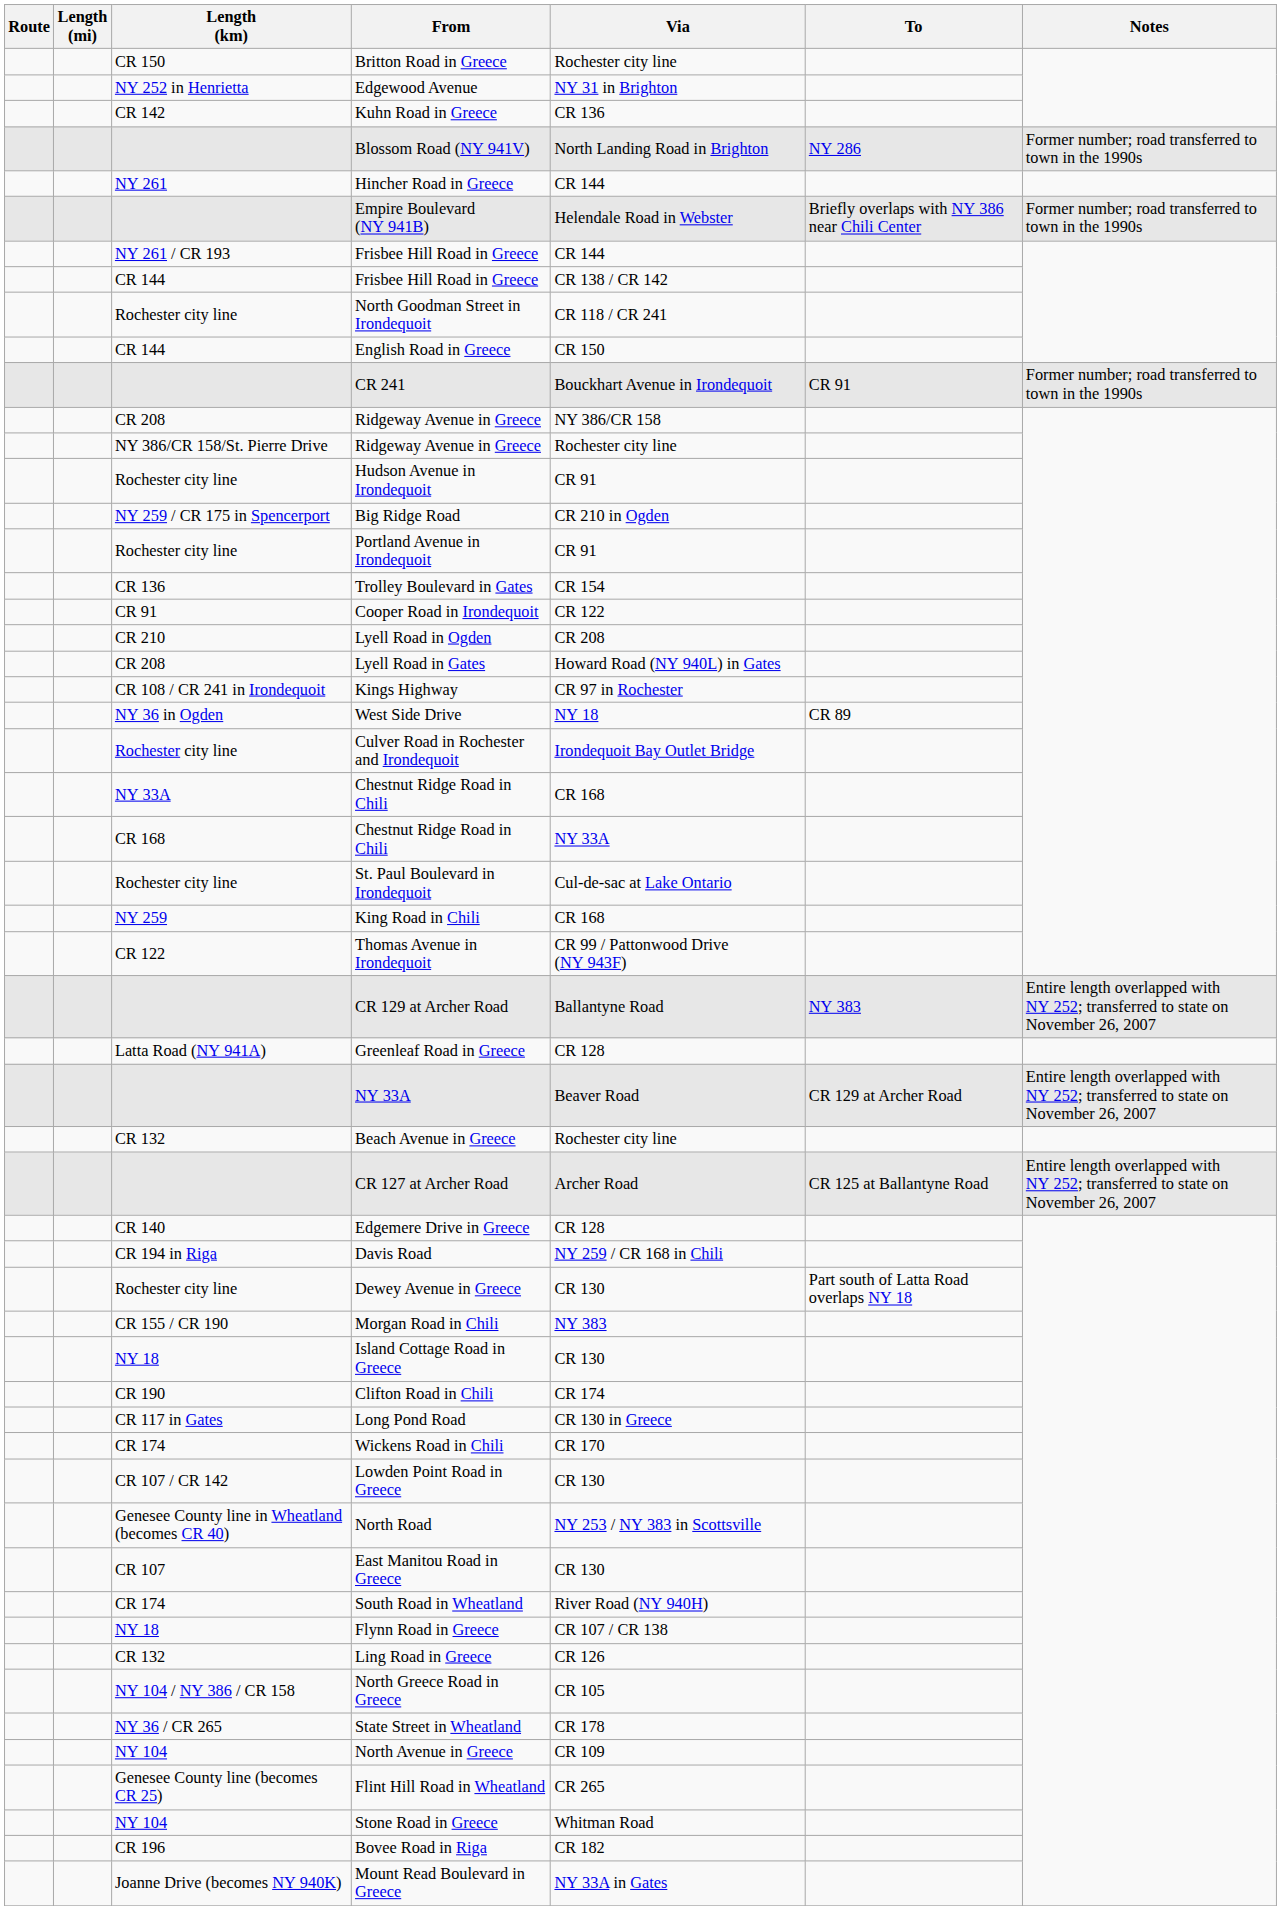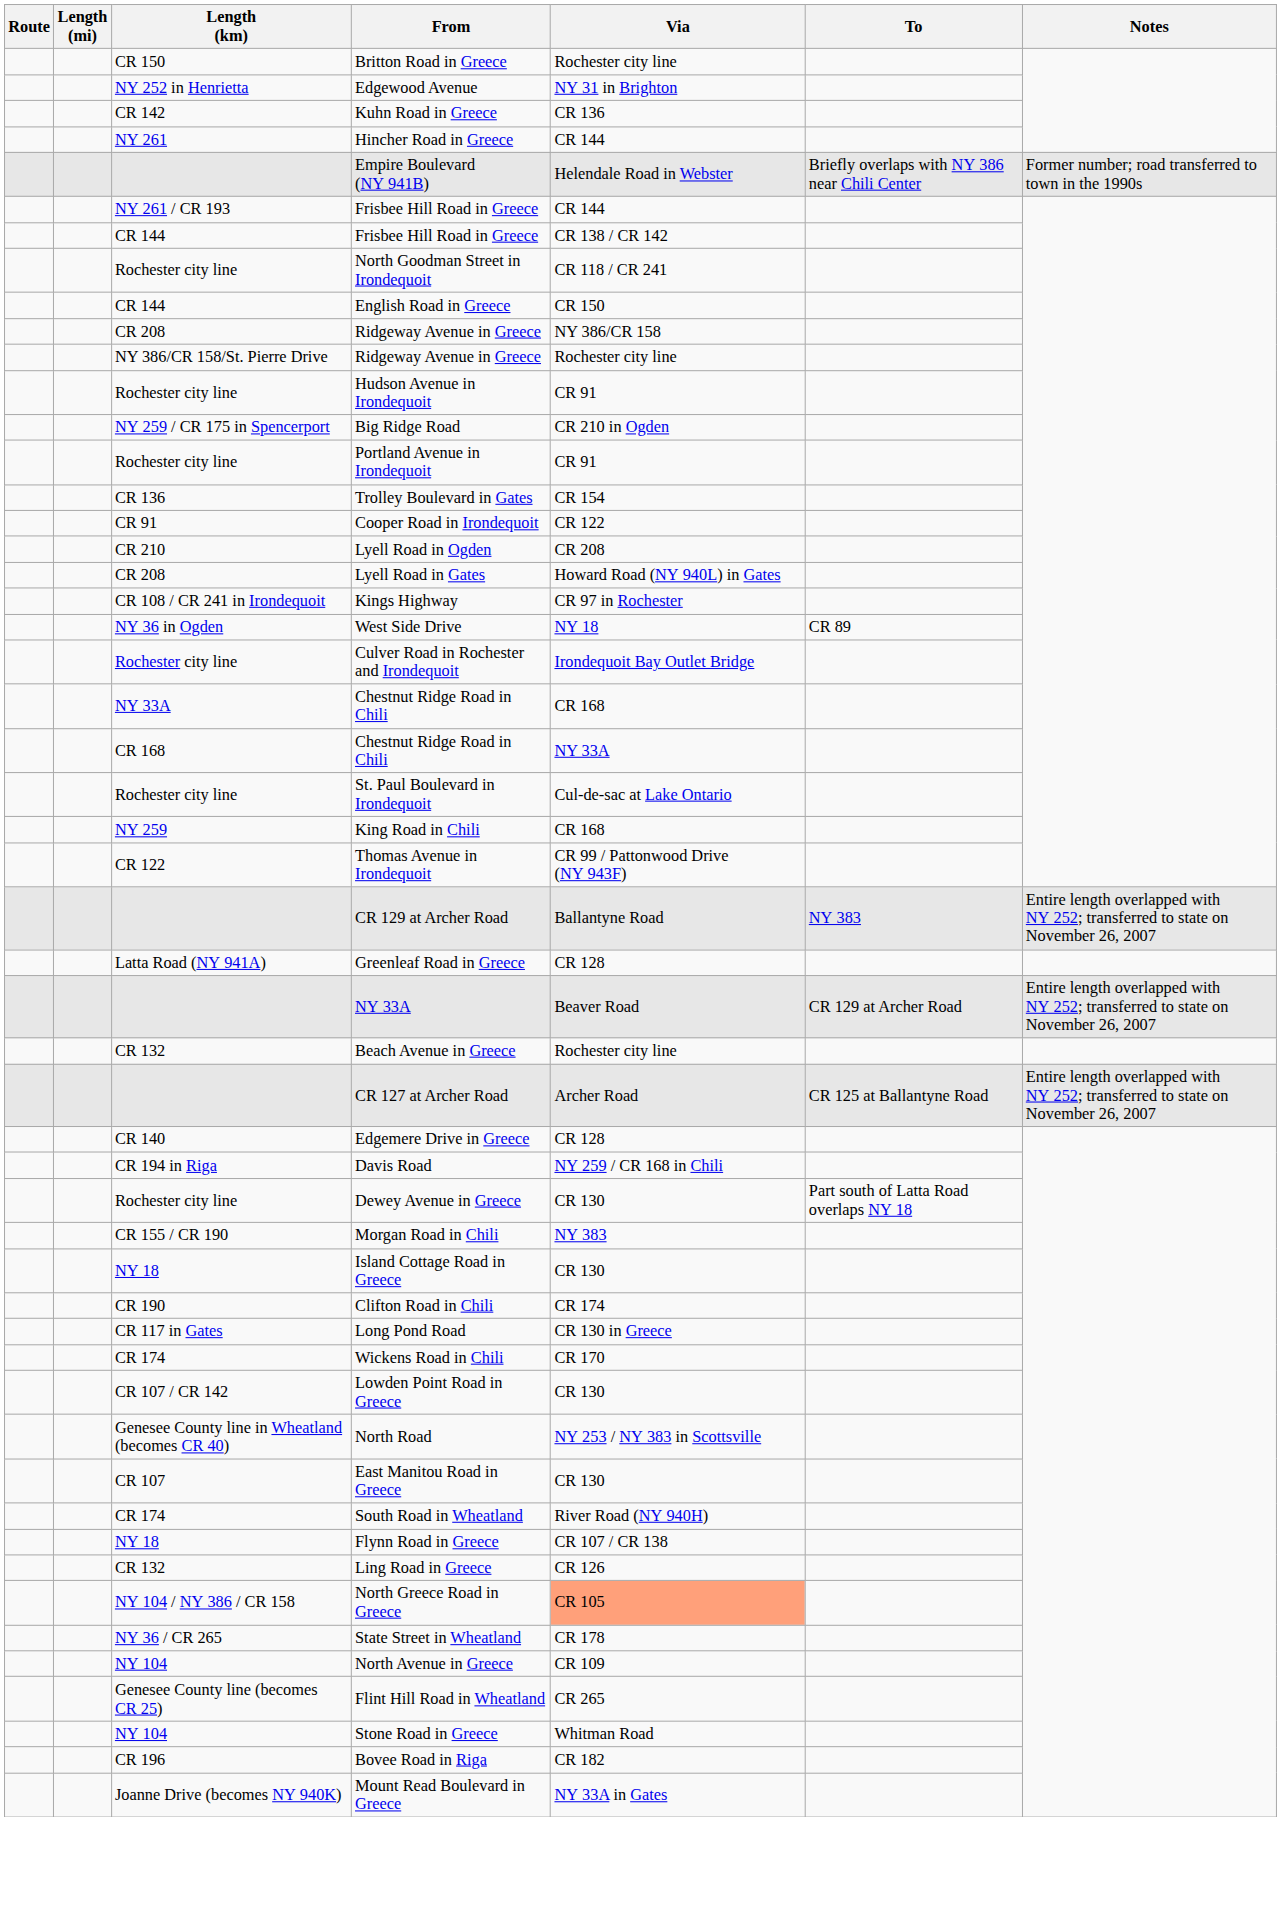- row: (231, 149)
- row: (231, 385)
(580, 1691) no background -> (580, 1602) lightsalmon background
